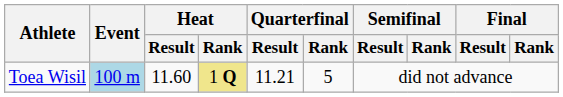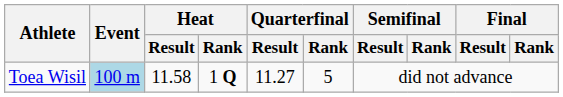(171, 77) 11.60 -> (171, 77) 11.58
(223, 77) khaki background -> (223, 77) no background
(275, 77) 11.21 -> (275, 77) 11.27
